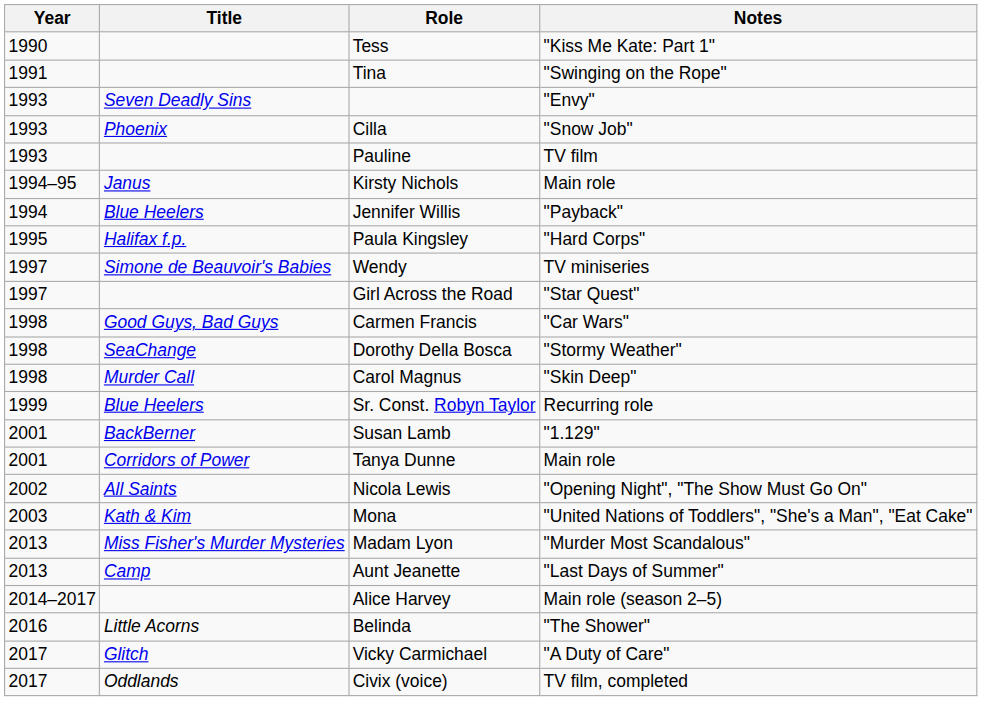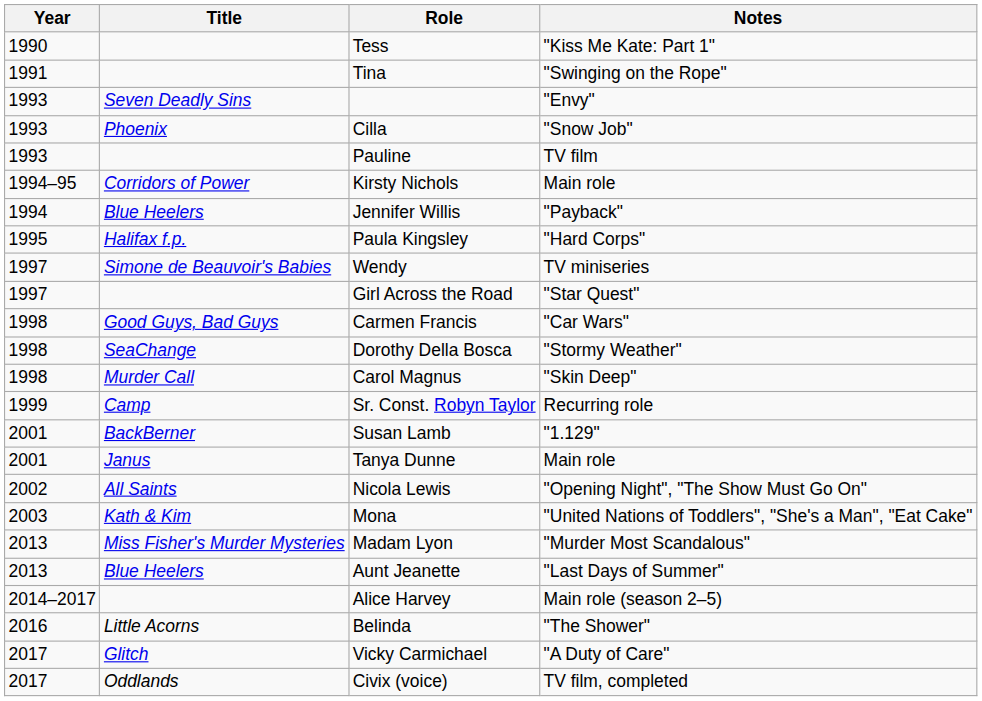(127, 184) Janus -> (177, 184) Corridors of Power
(154, 405) Blue Heelers -> (127, 405) Camp
(177, 460) Corridors of Power -> (127, 460) Janus
(127, 571) Camp -> (154, 571) Blue Heelers
